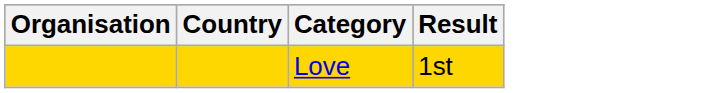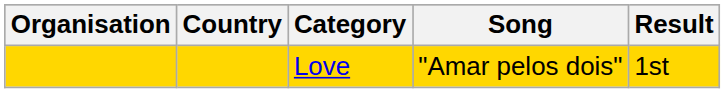+ column: (520, 25)
